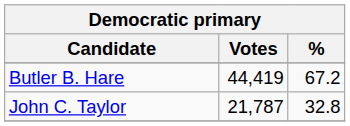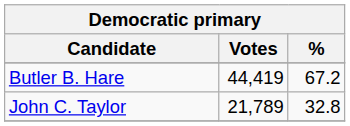(256, 107) 21,787 -> (256, 107) 21,789
